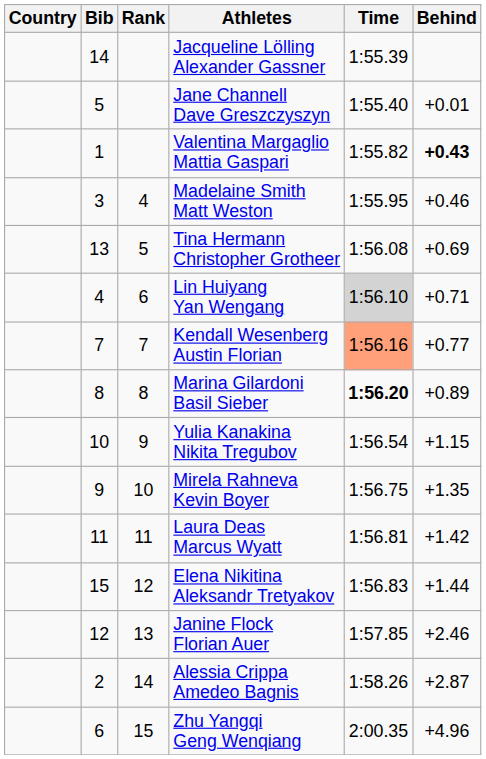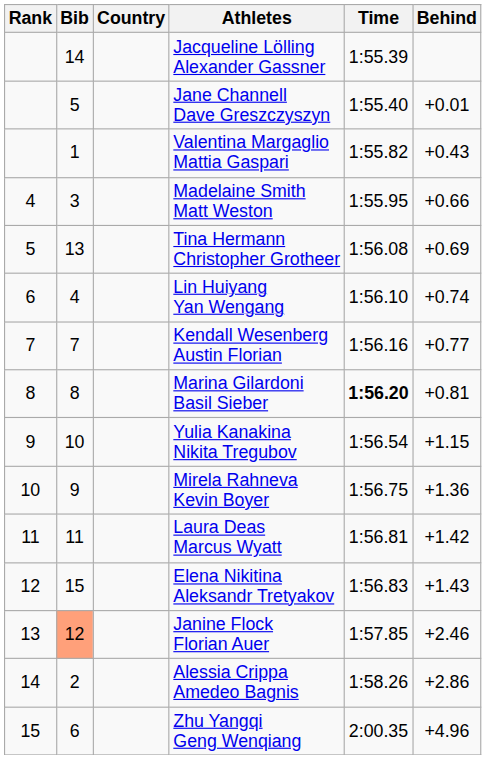columns swapped: (143, 18) <-> (43, 18)
(447, 153) bold -> (447, 153) normal
(447, 201) +0.46 -> (447, 201) +0.66
(378, 297) lightgrey background -> (378, 297) no background
(447, 297) +0.71 -> (447, 297) +0.74
(378, 345) lightsalmon background -> (378, 345) no background
(447, 393) +0.89 -> (447, 393) +0.81
(447, 490) +1.35 -> (447, 490) +1.36
(447, 586) +1.44 -> (447, 586) +1.43
(99, 634) no background -> (75, 634) lightsalmon background
(447, 682) +2.87 -> (447, 682) +2.86
